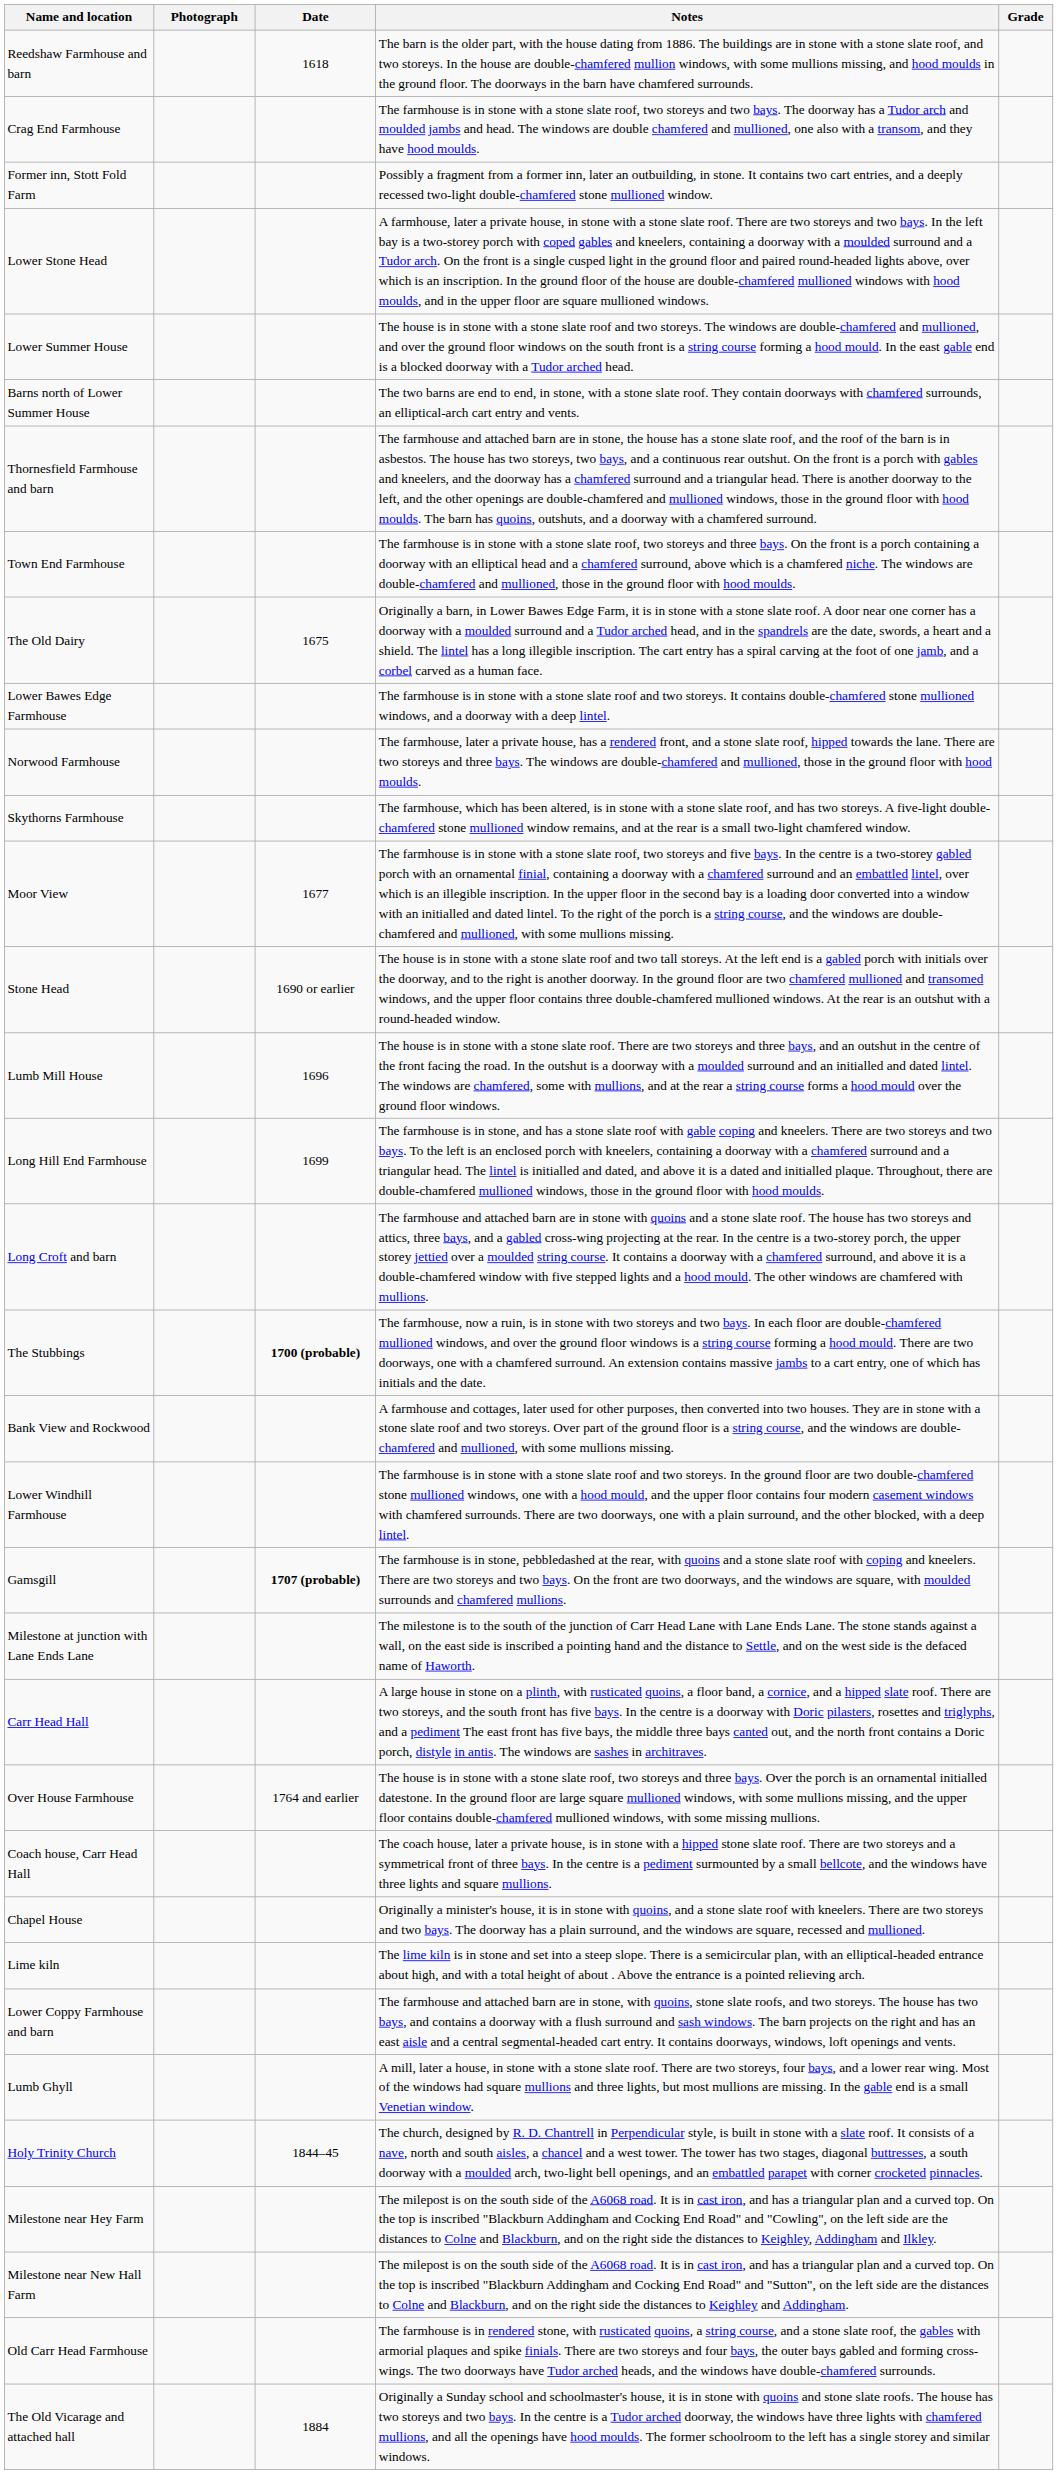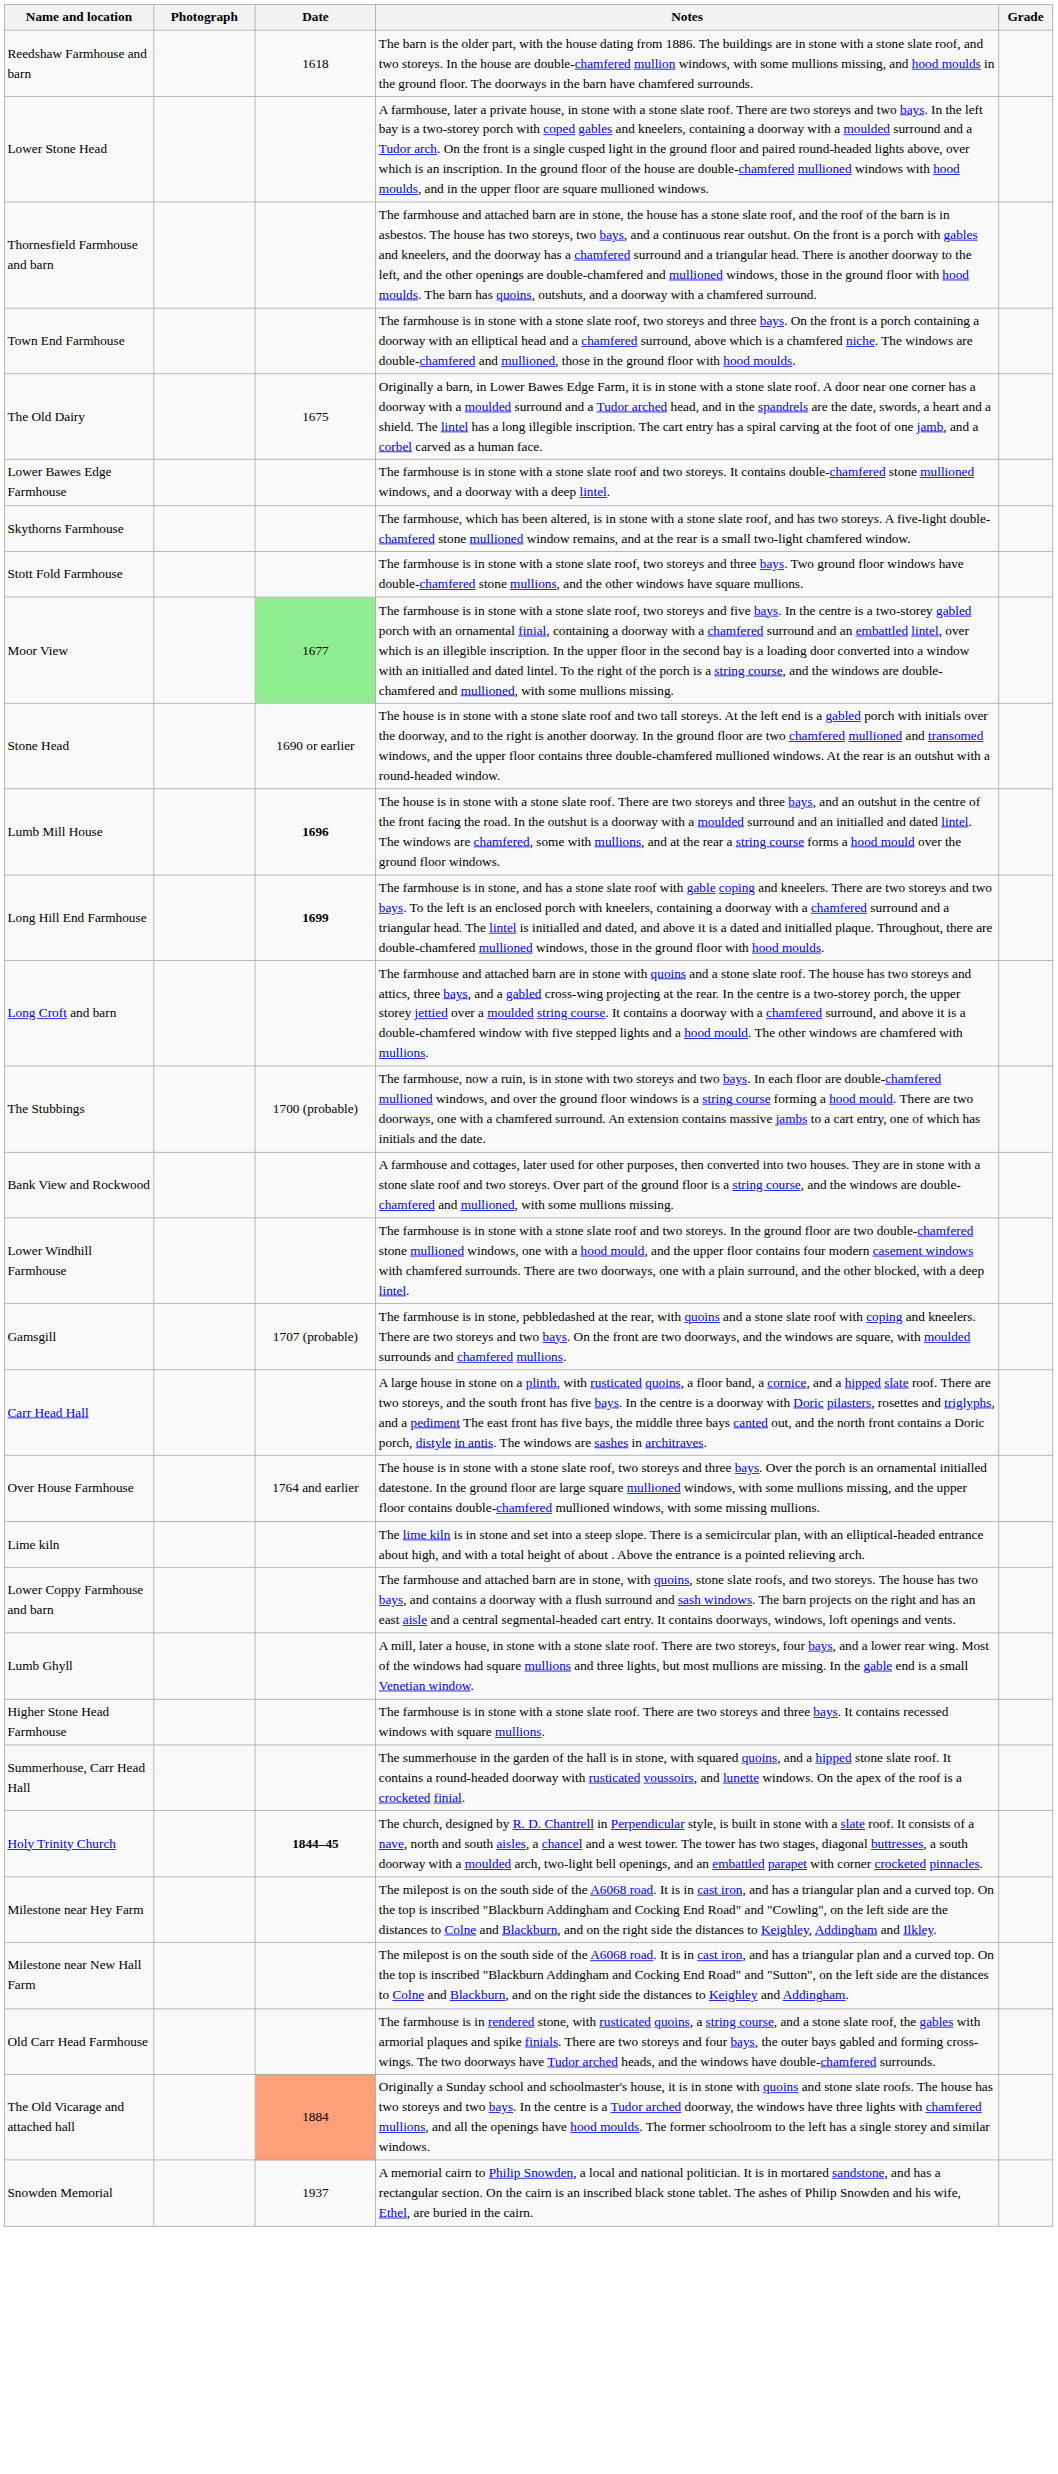- row: (64, 129)
- row: (67, 185)
- row: (68, 346)
- row: (65, 402)
- row: (64, 762)
+ row: (65, 574)
(315, 893) no background -> (315, 650) lightgreen background
(315, 1075) normal -> (315, 831) bold
(315, 1161) normal -> (315, 917) bold
(315, 1352) bold -> (315, 1109) normal
(315, 1580) bold -> (315, 1336) normal
- row: (77, 1646)
- row: (72, 1863)
- row: (45, 1919)
+ row: (58, 1722)
+ row: (76, 1777)
(315, 2153) normal -> (315, 1843) bold
(315, 2426) no background -> (315, 2117) lightsalmon background
+ row: (60, 2193)
